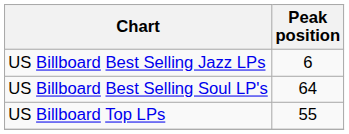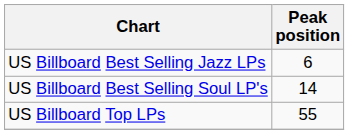(308, 89) 64 -> (308, 89) 14
